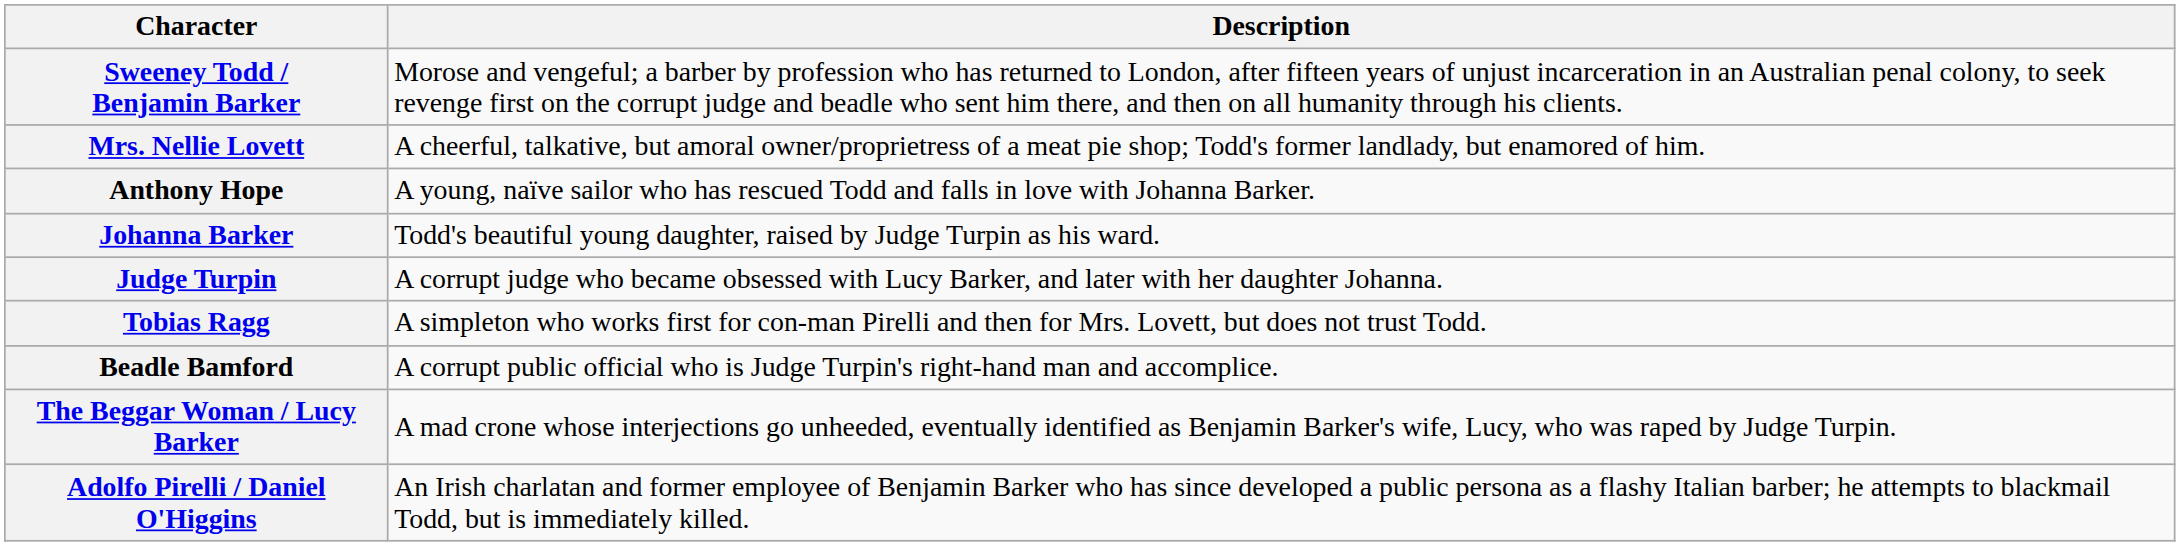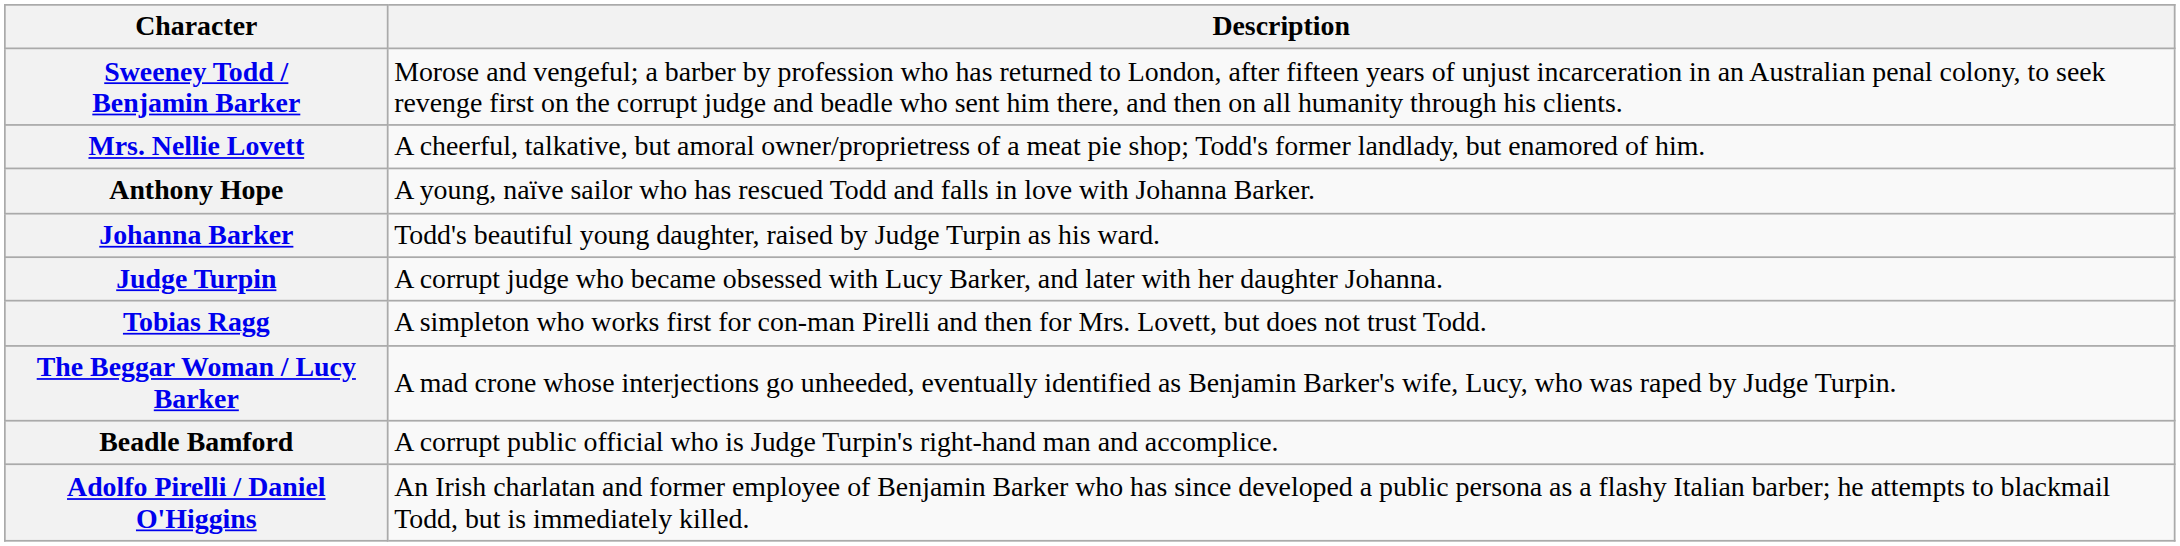rows swapped: (196, 366) <-> (196, 426)
